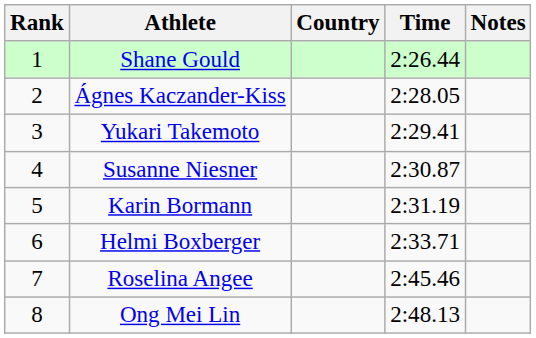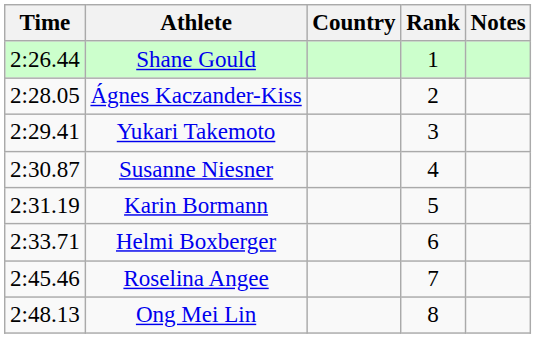columns swapped: (37, 22) <-> (425, 22)
